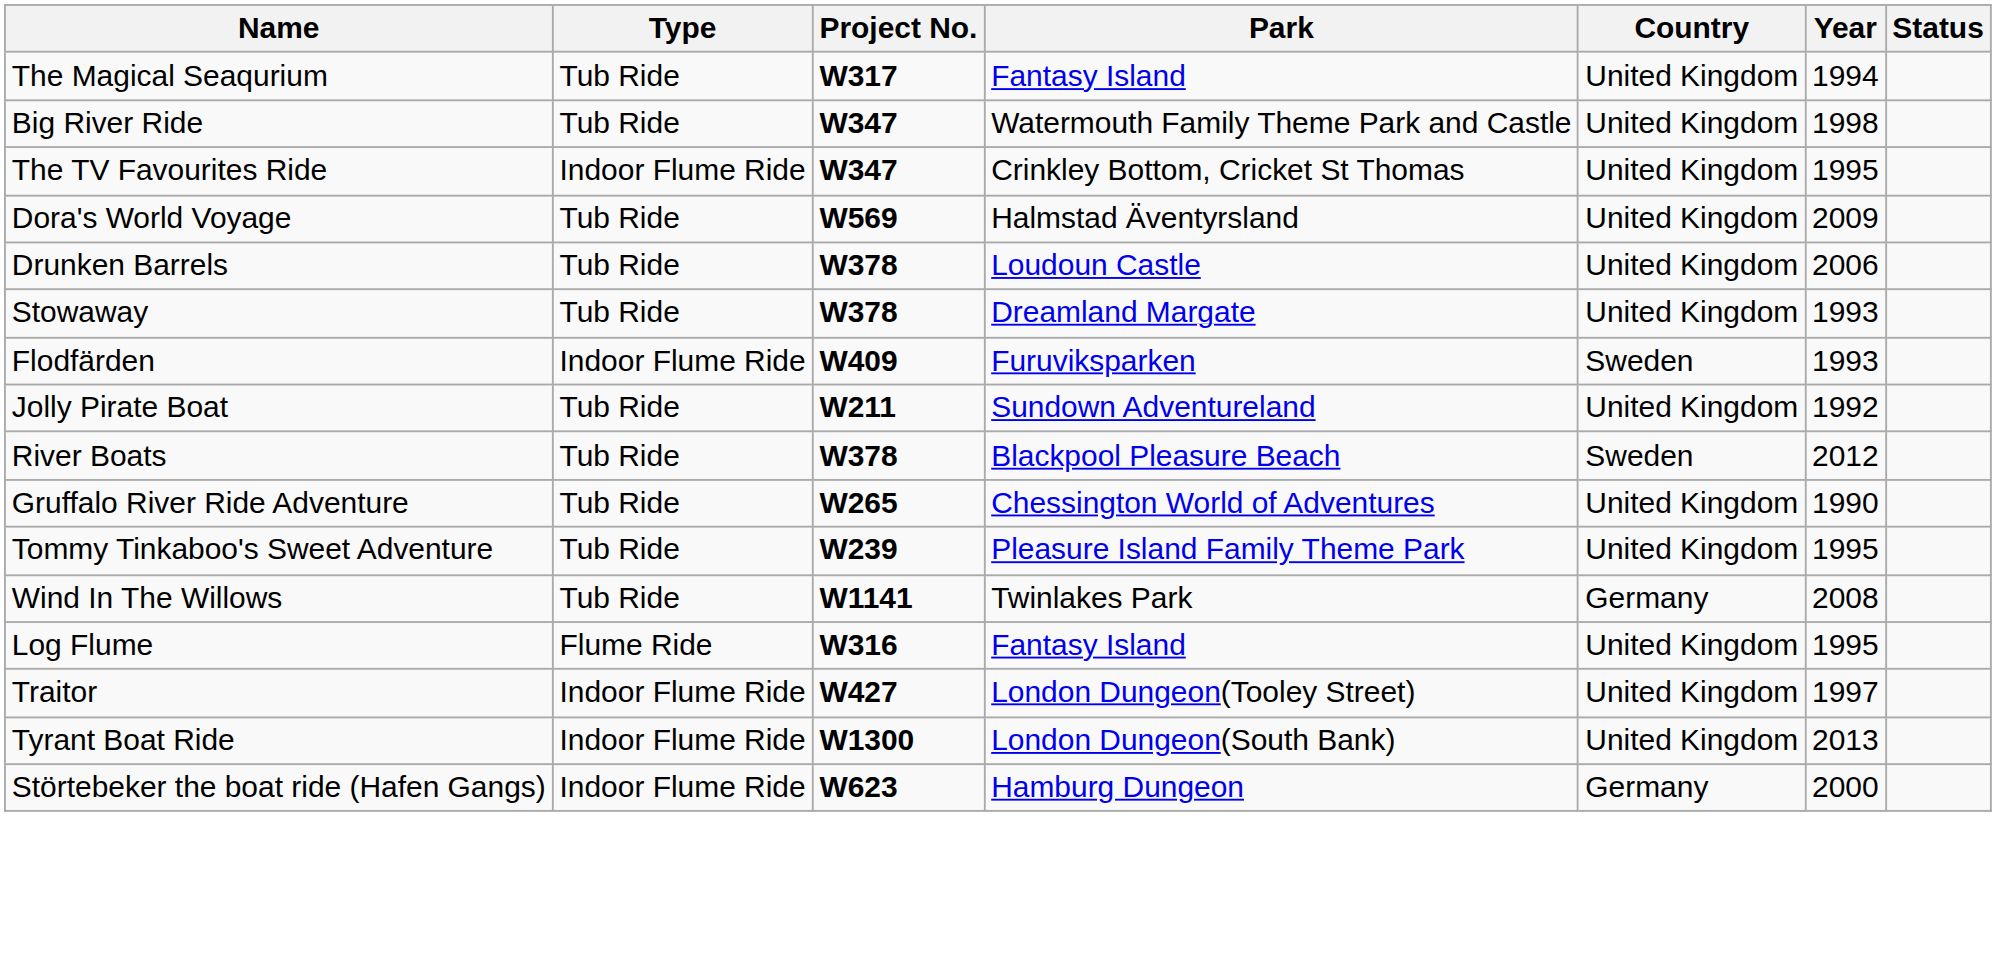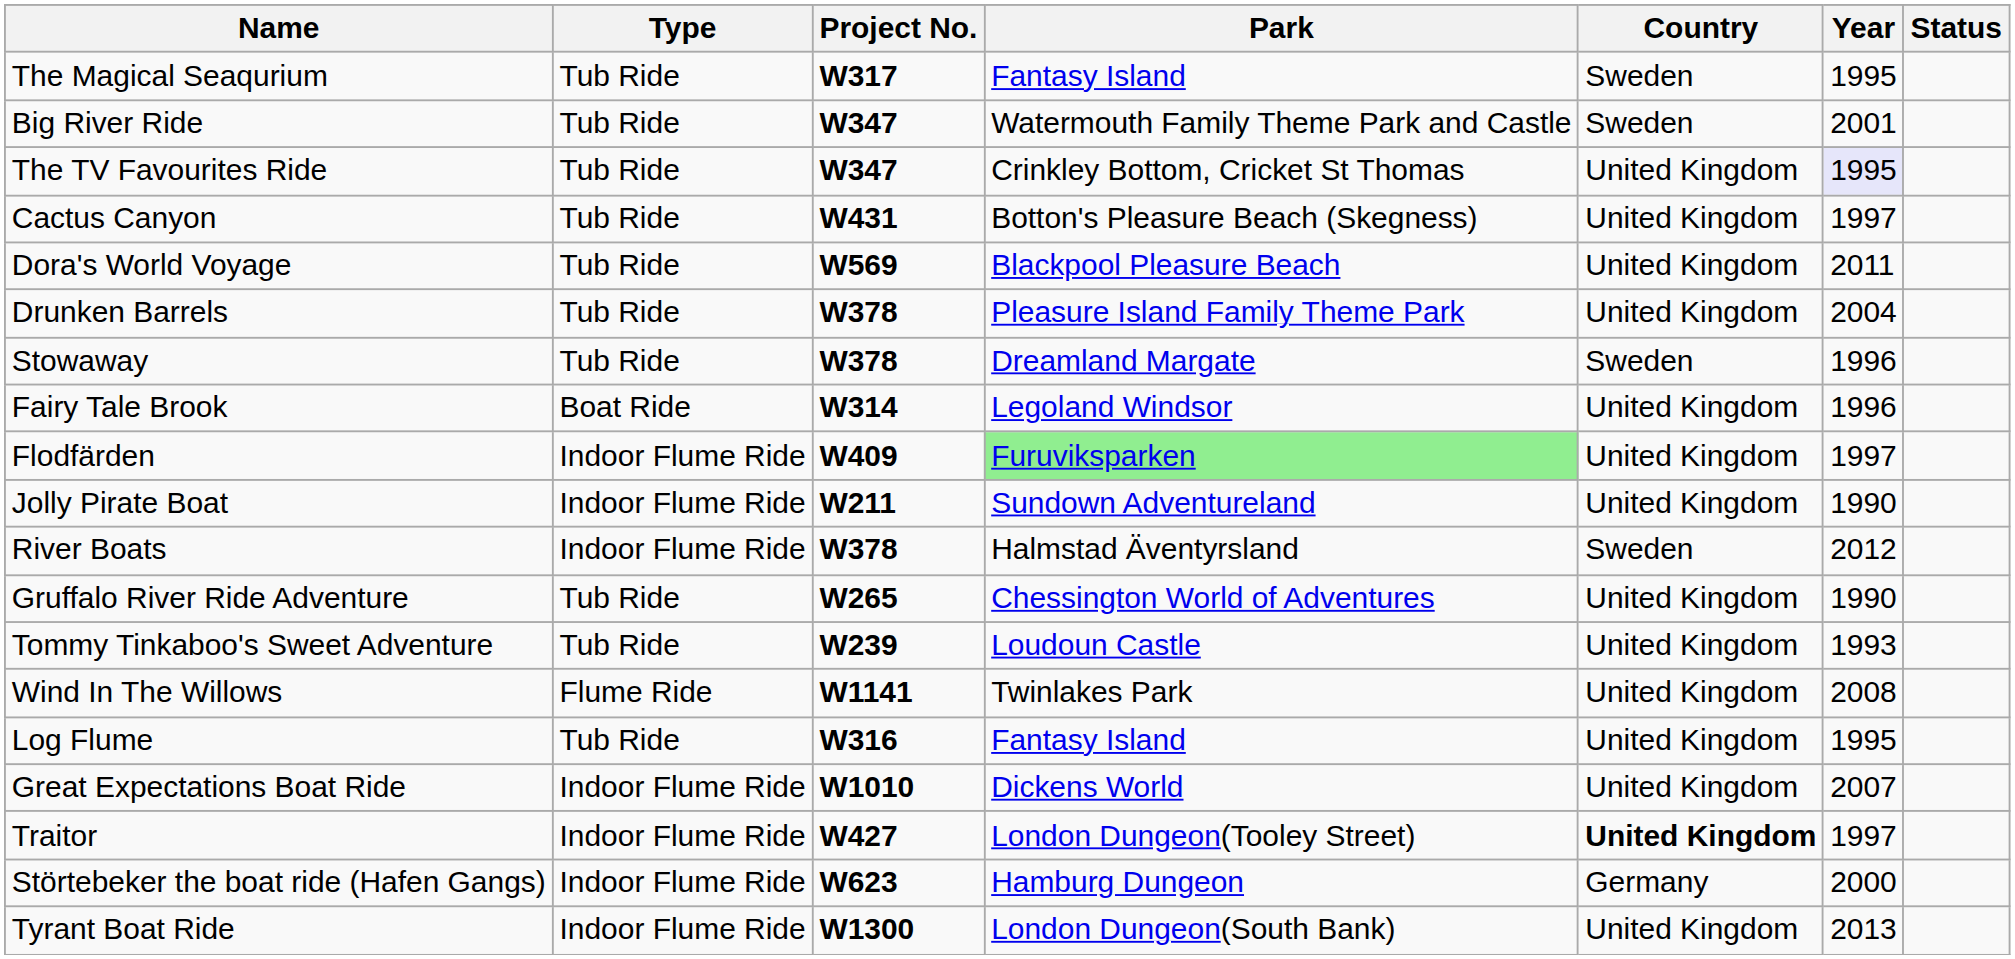(1692, 75) United Kingdom -> (1639, 75) Sweden
(1845, 75) 1994 -> (1863, 75) 1995
(1692, 123) United Kingdom -> (1639, 123) Sweden
(1845, 123) 1998 -> (1863, 123) 2001
(683, 170) Indoor Flume Ride -> (620, 170) Tub Ride
(1845, 170) no background -> (1863, 170) lavender background
+ row: (114, 218)
(1145, 218) Halmstad Äventyrsland -> (1166, 265) Blackpool Pleasure Beach
(1845, 218) 2009 -> (1862, 265) 2011
(1096, 265) Loudoun Castle -> (1228, 312) Pleasure Island Family Theme Park
(1845, 265) 2006 -> (1863, 312) 2004
(1692, 312) United Kingdom -> (1639, 360) Sweden
(1845, 312) 1993 -> (1863, 360) 1996
+ row: (120, 407)
(1093, 360) no background -> (1093, 455) lightgreen background
(1639, 360) Sweden -> (1692, 455) United Kingdom
(1845, 360) 1993 -> (1863, 455) 1997
(620, 407) Tub Ride -> (683, 502) Indoor Flume Ride
(1845, 407) 1992 -> (1863, 502) 1990
(620, 455) Tub Ride -> (683, 550) Indoor Flume Ride
(1166, 455) Blackpool Pleasure Beach -> (1145, 550) Halmstad Äventyrsland
(1228, 550) Pleasure Island Family Theme Park -> (1096, 645) Loudoun Castle
(1845, 550) 1995 -> (1863, 645) 1993
(620, 597) Tub Ride -> (636, 692) Flume Ride
(1647, 597) Germany -> (1692, 692) United Kingdom
(636, 645) Flume Ride -> (620, 739) Tub Ride
+ row: (209, 787)
(1692, 692) normal -> (1701, 834) bold
rows swapped: (279, 787) <-> (123, 739)
